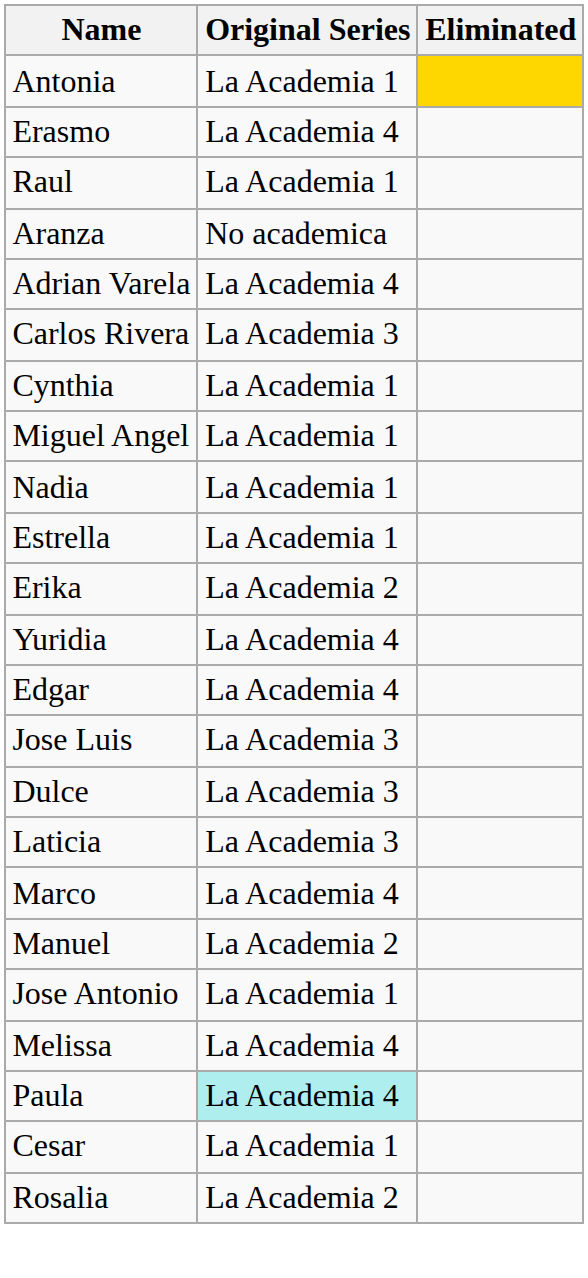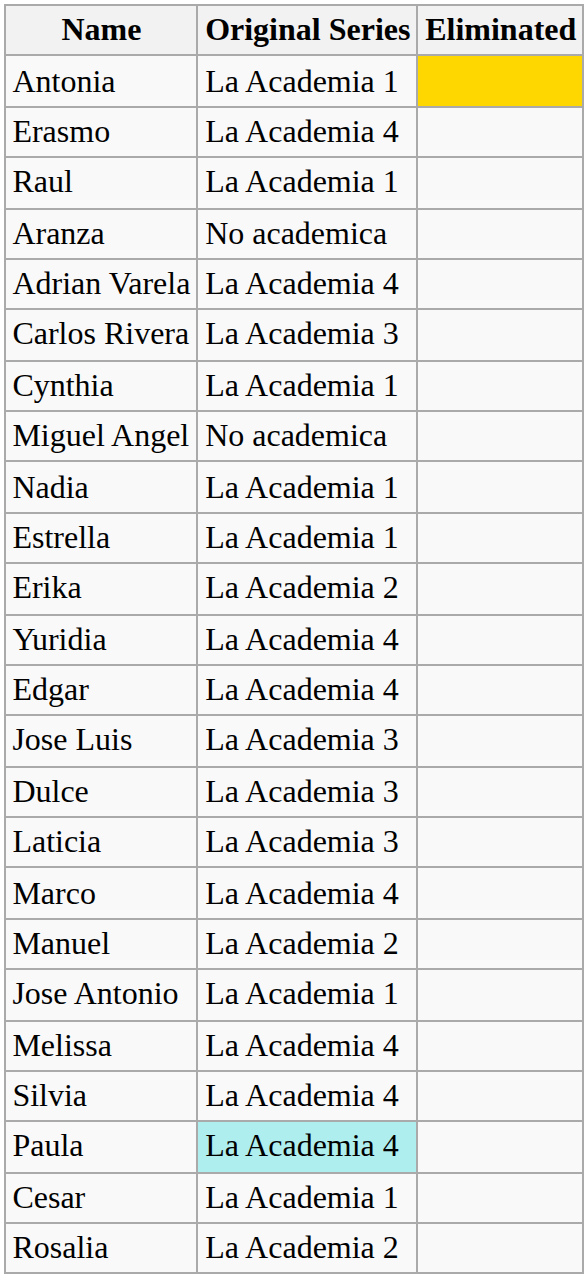(302, 435) La Academia 1 -> (296, 435) No academica
+ row: (50, 1095)
